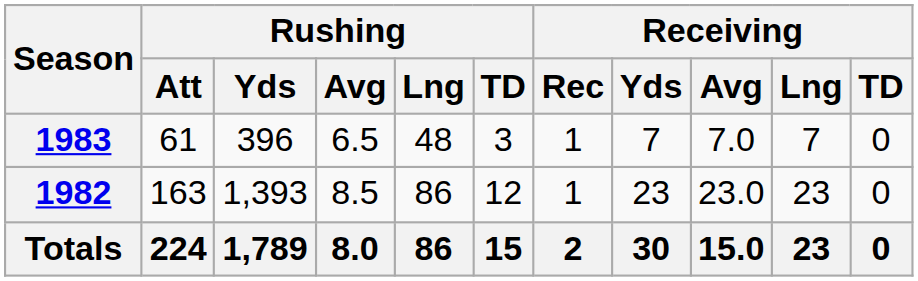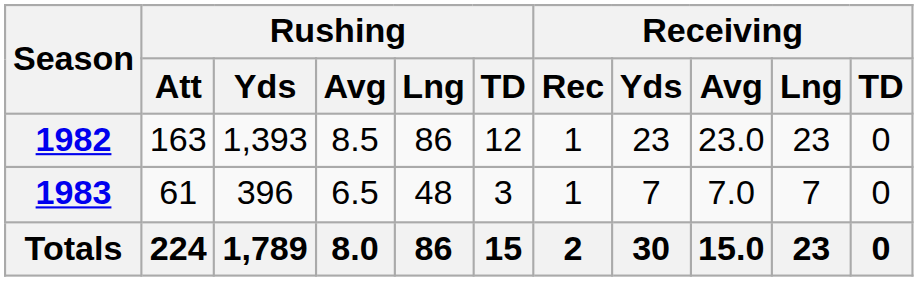rows swapped: (74, 193) <-> (74, 139)
